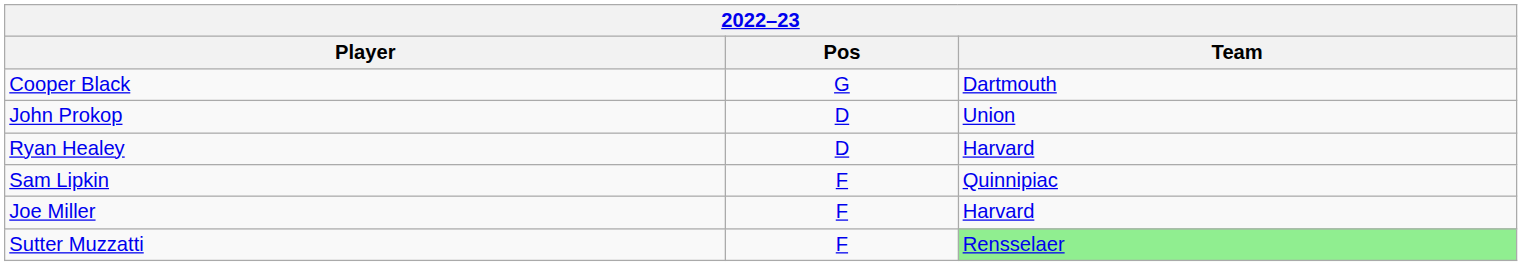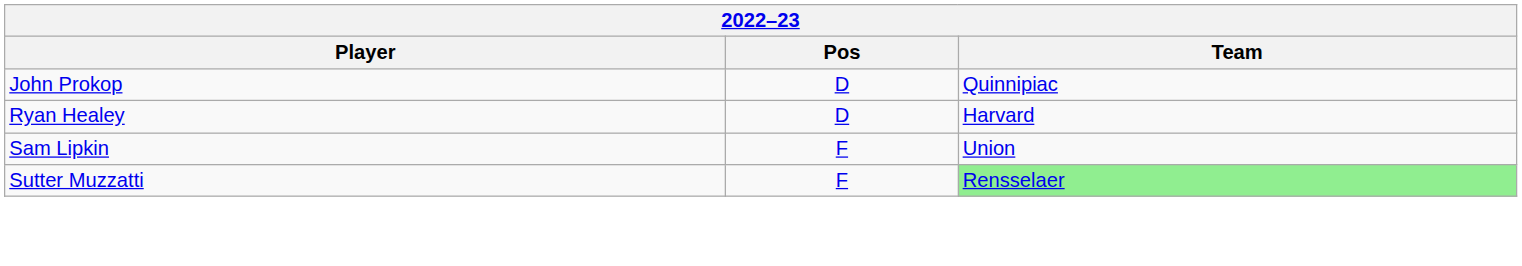- row: (70, 84)
(989, 116) Union -> (1010, 84) Quinnipiac
(1010, 180) Quinnipiac -> (989, 148) Union
- row: (52, 212)
